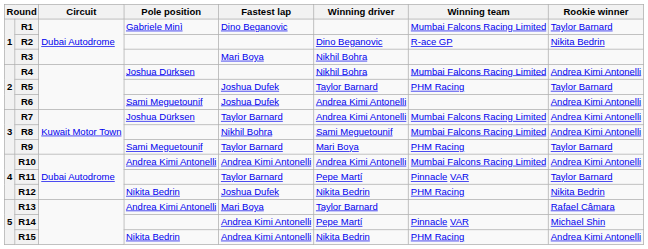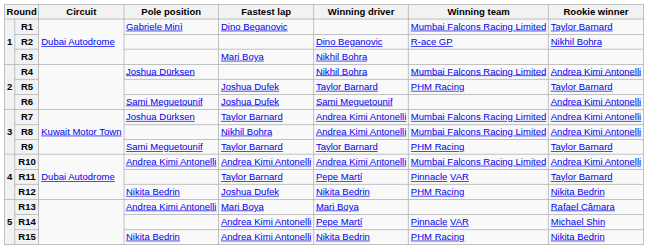(578, 41) Nikita Bedrin -> (576, 41) Nikhil Bohra
(361, 101) Andrea Kimi Antonelli -> (354, 101) Sami Meguetounif
(354, 131) Sami Meguetounif -> (361, 131) Andrea Kimi Antonelli
(337, 147) Mari Boya -> (347, 147) Taylor Barnard
(347, 207) Taylor Barnard -> (337, 207) Mari Boya
(596, 237) Andrea Kimi Antonelli -> (578, 237) Nikita Bedrin
